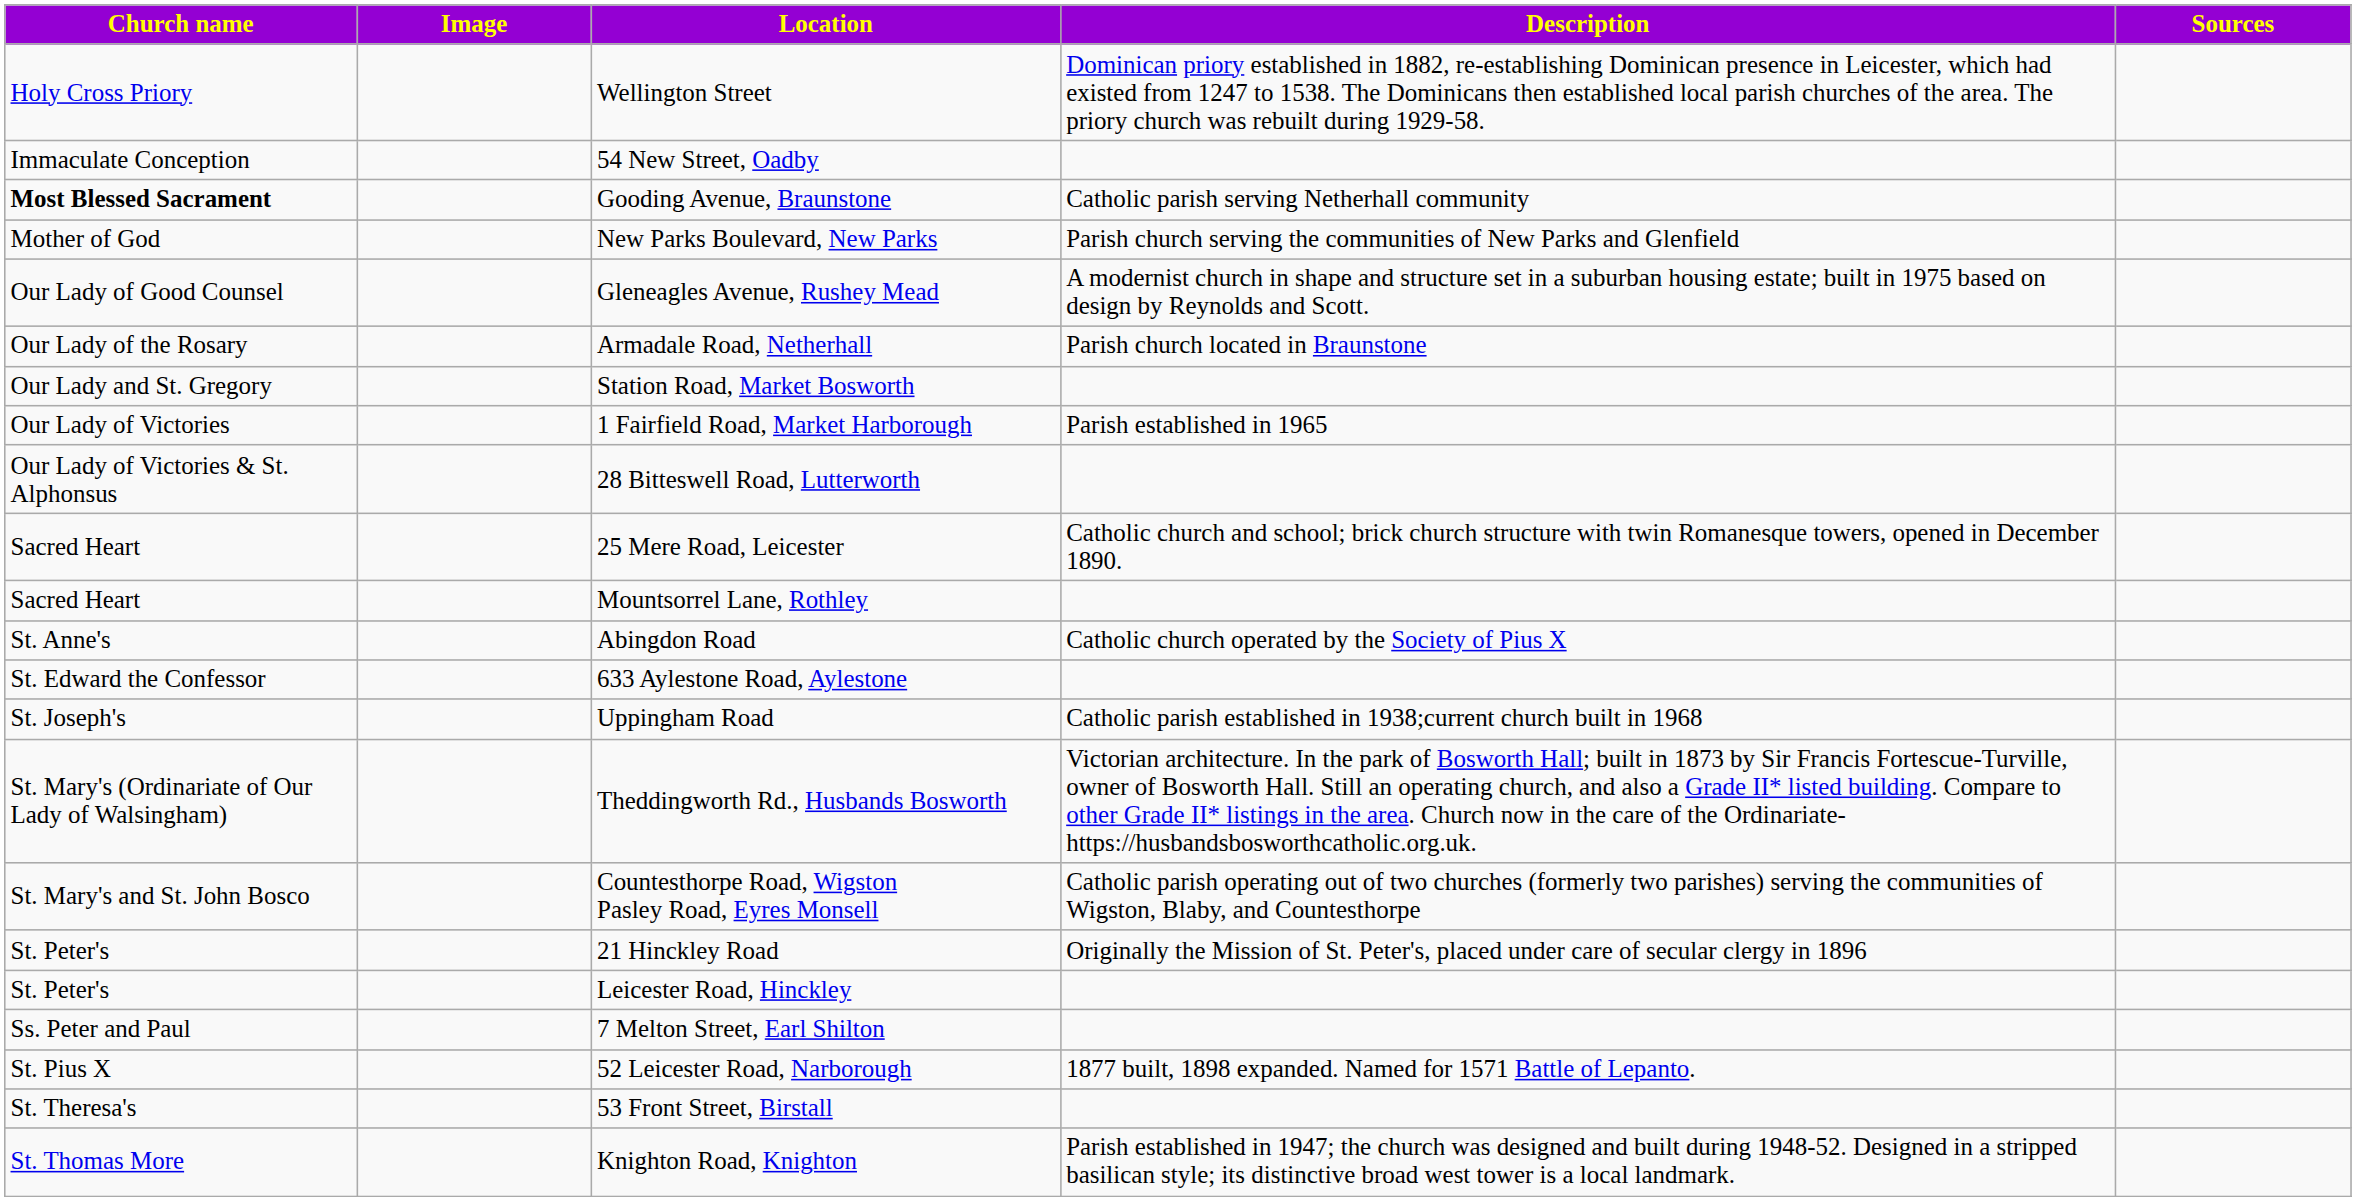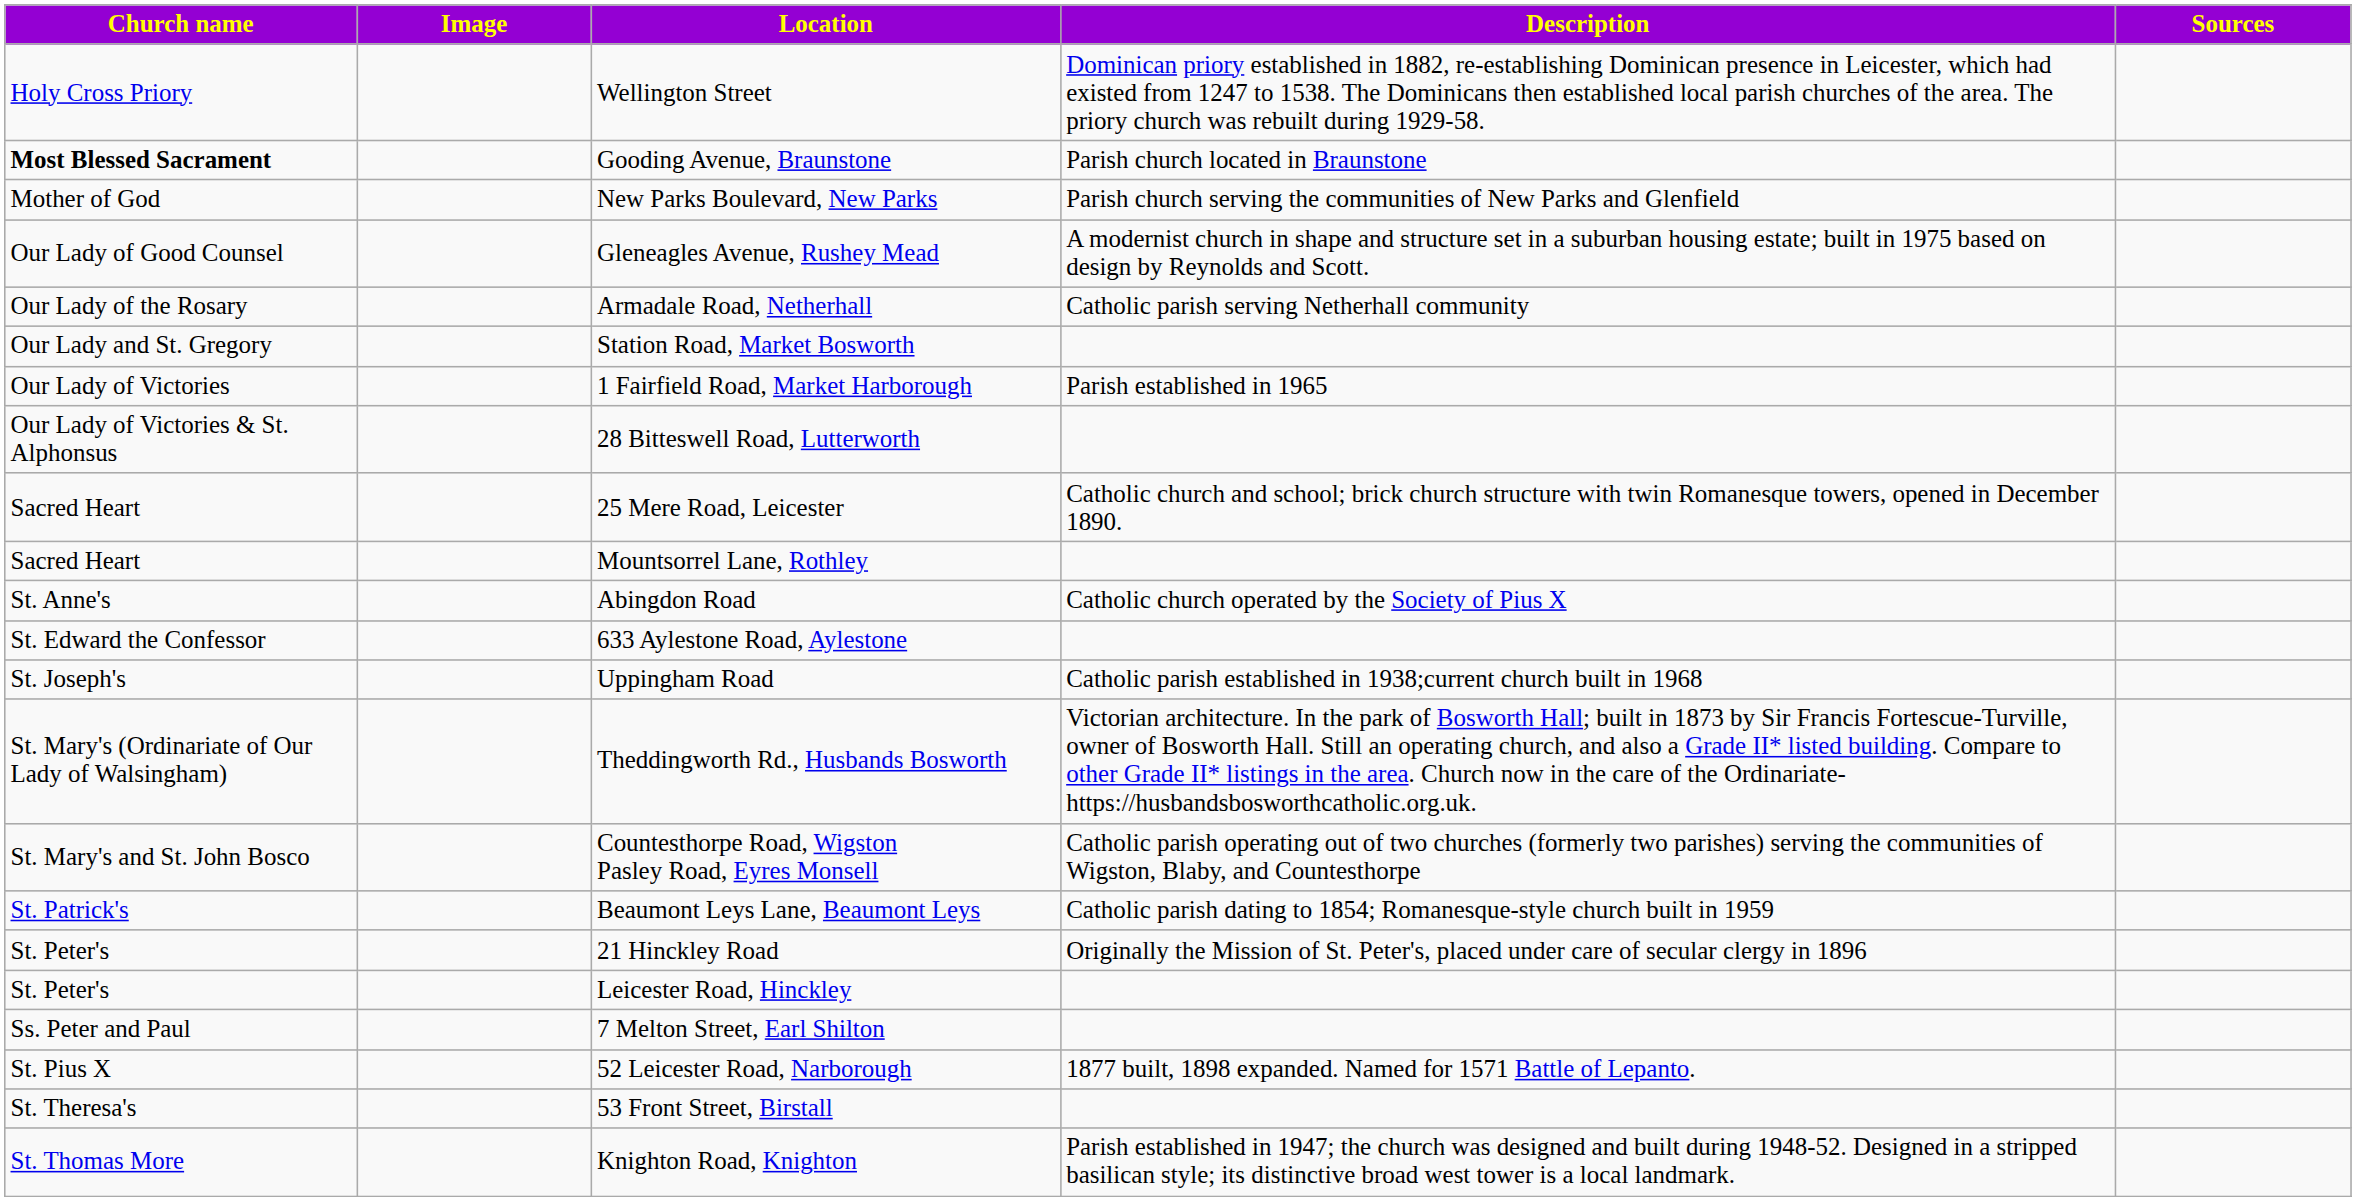- row: (708, 159)
(1298, 199) Catholic parish serving Netherhall community -> (1246, 159) Parish church located in Braunstone
(1246, 346) Parish church located in Braunstone -> (1298, 306) Catholic parish serving Netherhall community
+ row: (789, 910)
